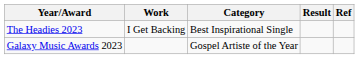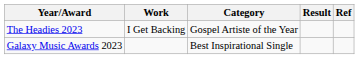(242, 29) Best Inspirational Single -> (244, 29) Gospel Artiste of the Year
(244, 45) Gospel Artiste of the Year -> (242, 45) Best Inspirational Single
